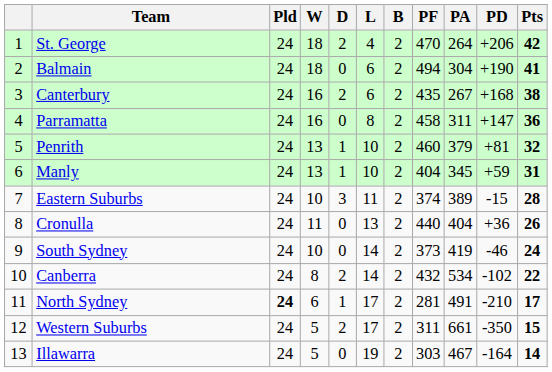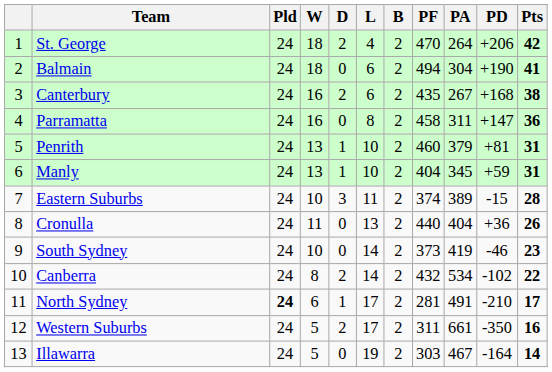(532, 146) 32 -> (532, 146) 31
(532, 250) 24 -> (532, 250) 23
(532, 328) 15 -> (532, 328) 16
